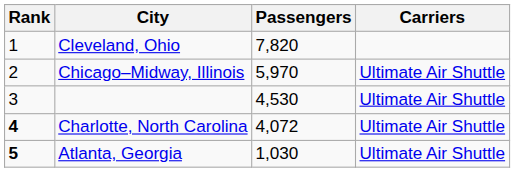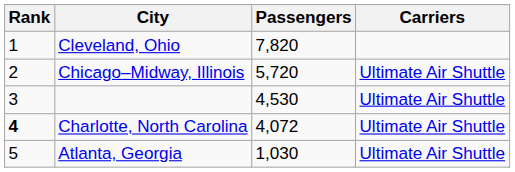(277, 72) 5,970 -> (277, 72) 5,720
(13, 153) bold -> (13, 153) normal
